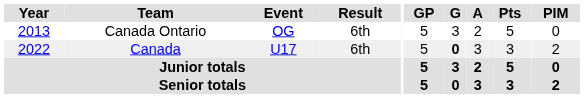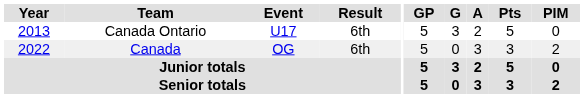(283, 31) OG -> (283, 31) U17
(283, 49) U17 -> (283, 49) OG
(455, 49) bold -> (455, 49) normal
